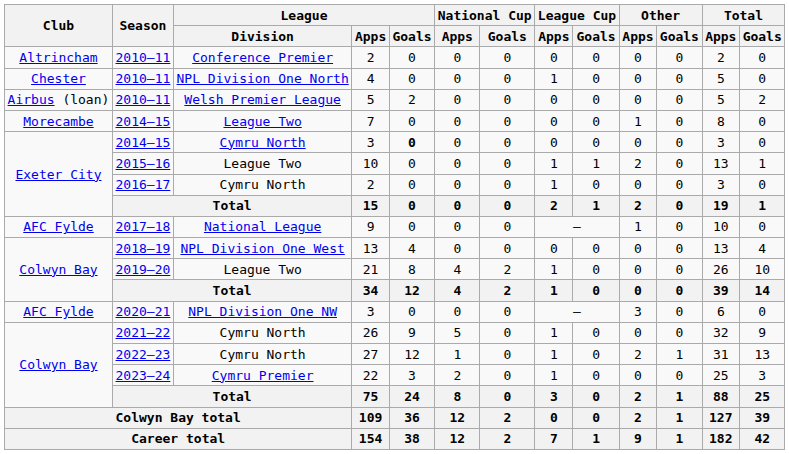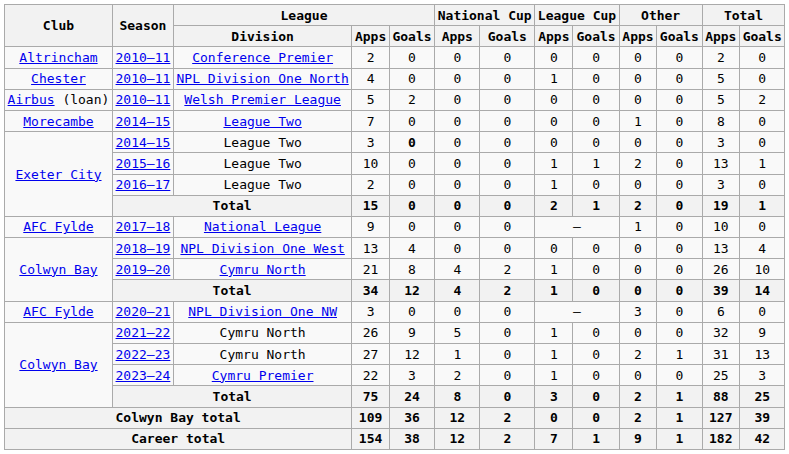(263, 142) Cymru North -> (263, 142) League Two
(263, 185) Cymru North -> (263, 185) League Two
(263, 269) League Two -> (263, 269) Cymru North
